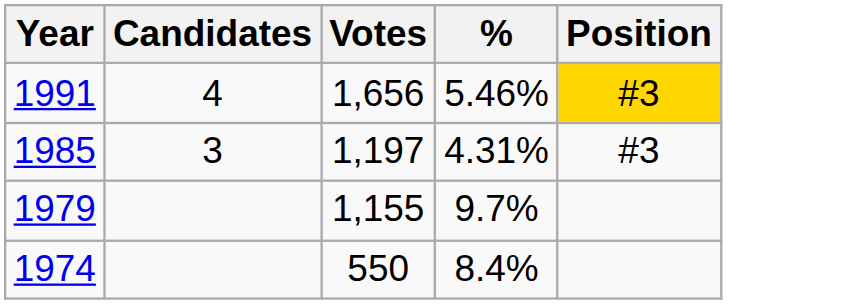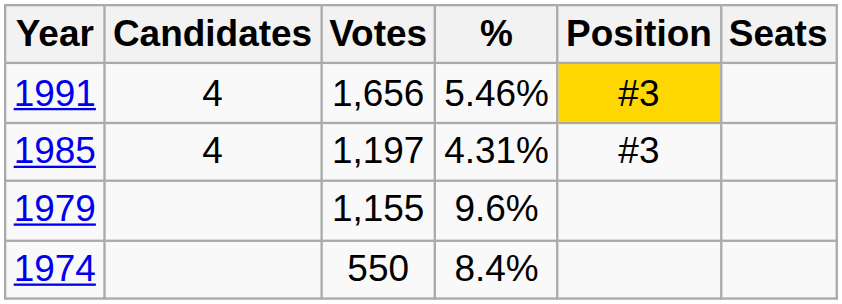+ column: (778, 33)
(213, 151) 3 -> (213, 151) 4
(497, 209) 9.7% -> (497, 209) 9.6%
